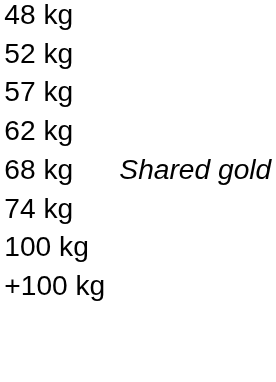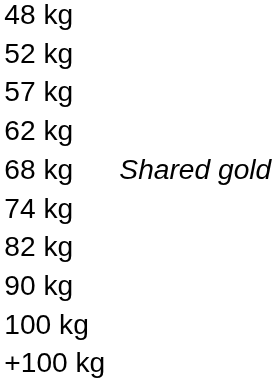+ row: (39, 247)
+ row: (39, 285)
